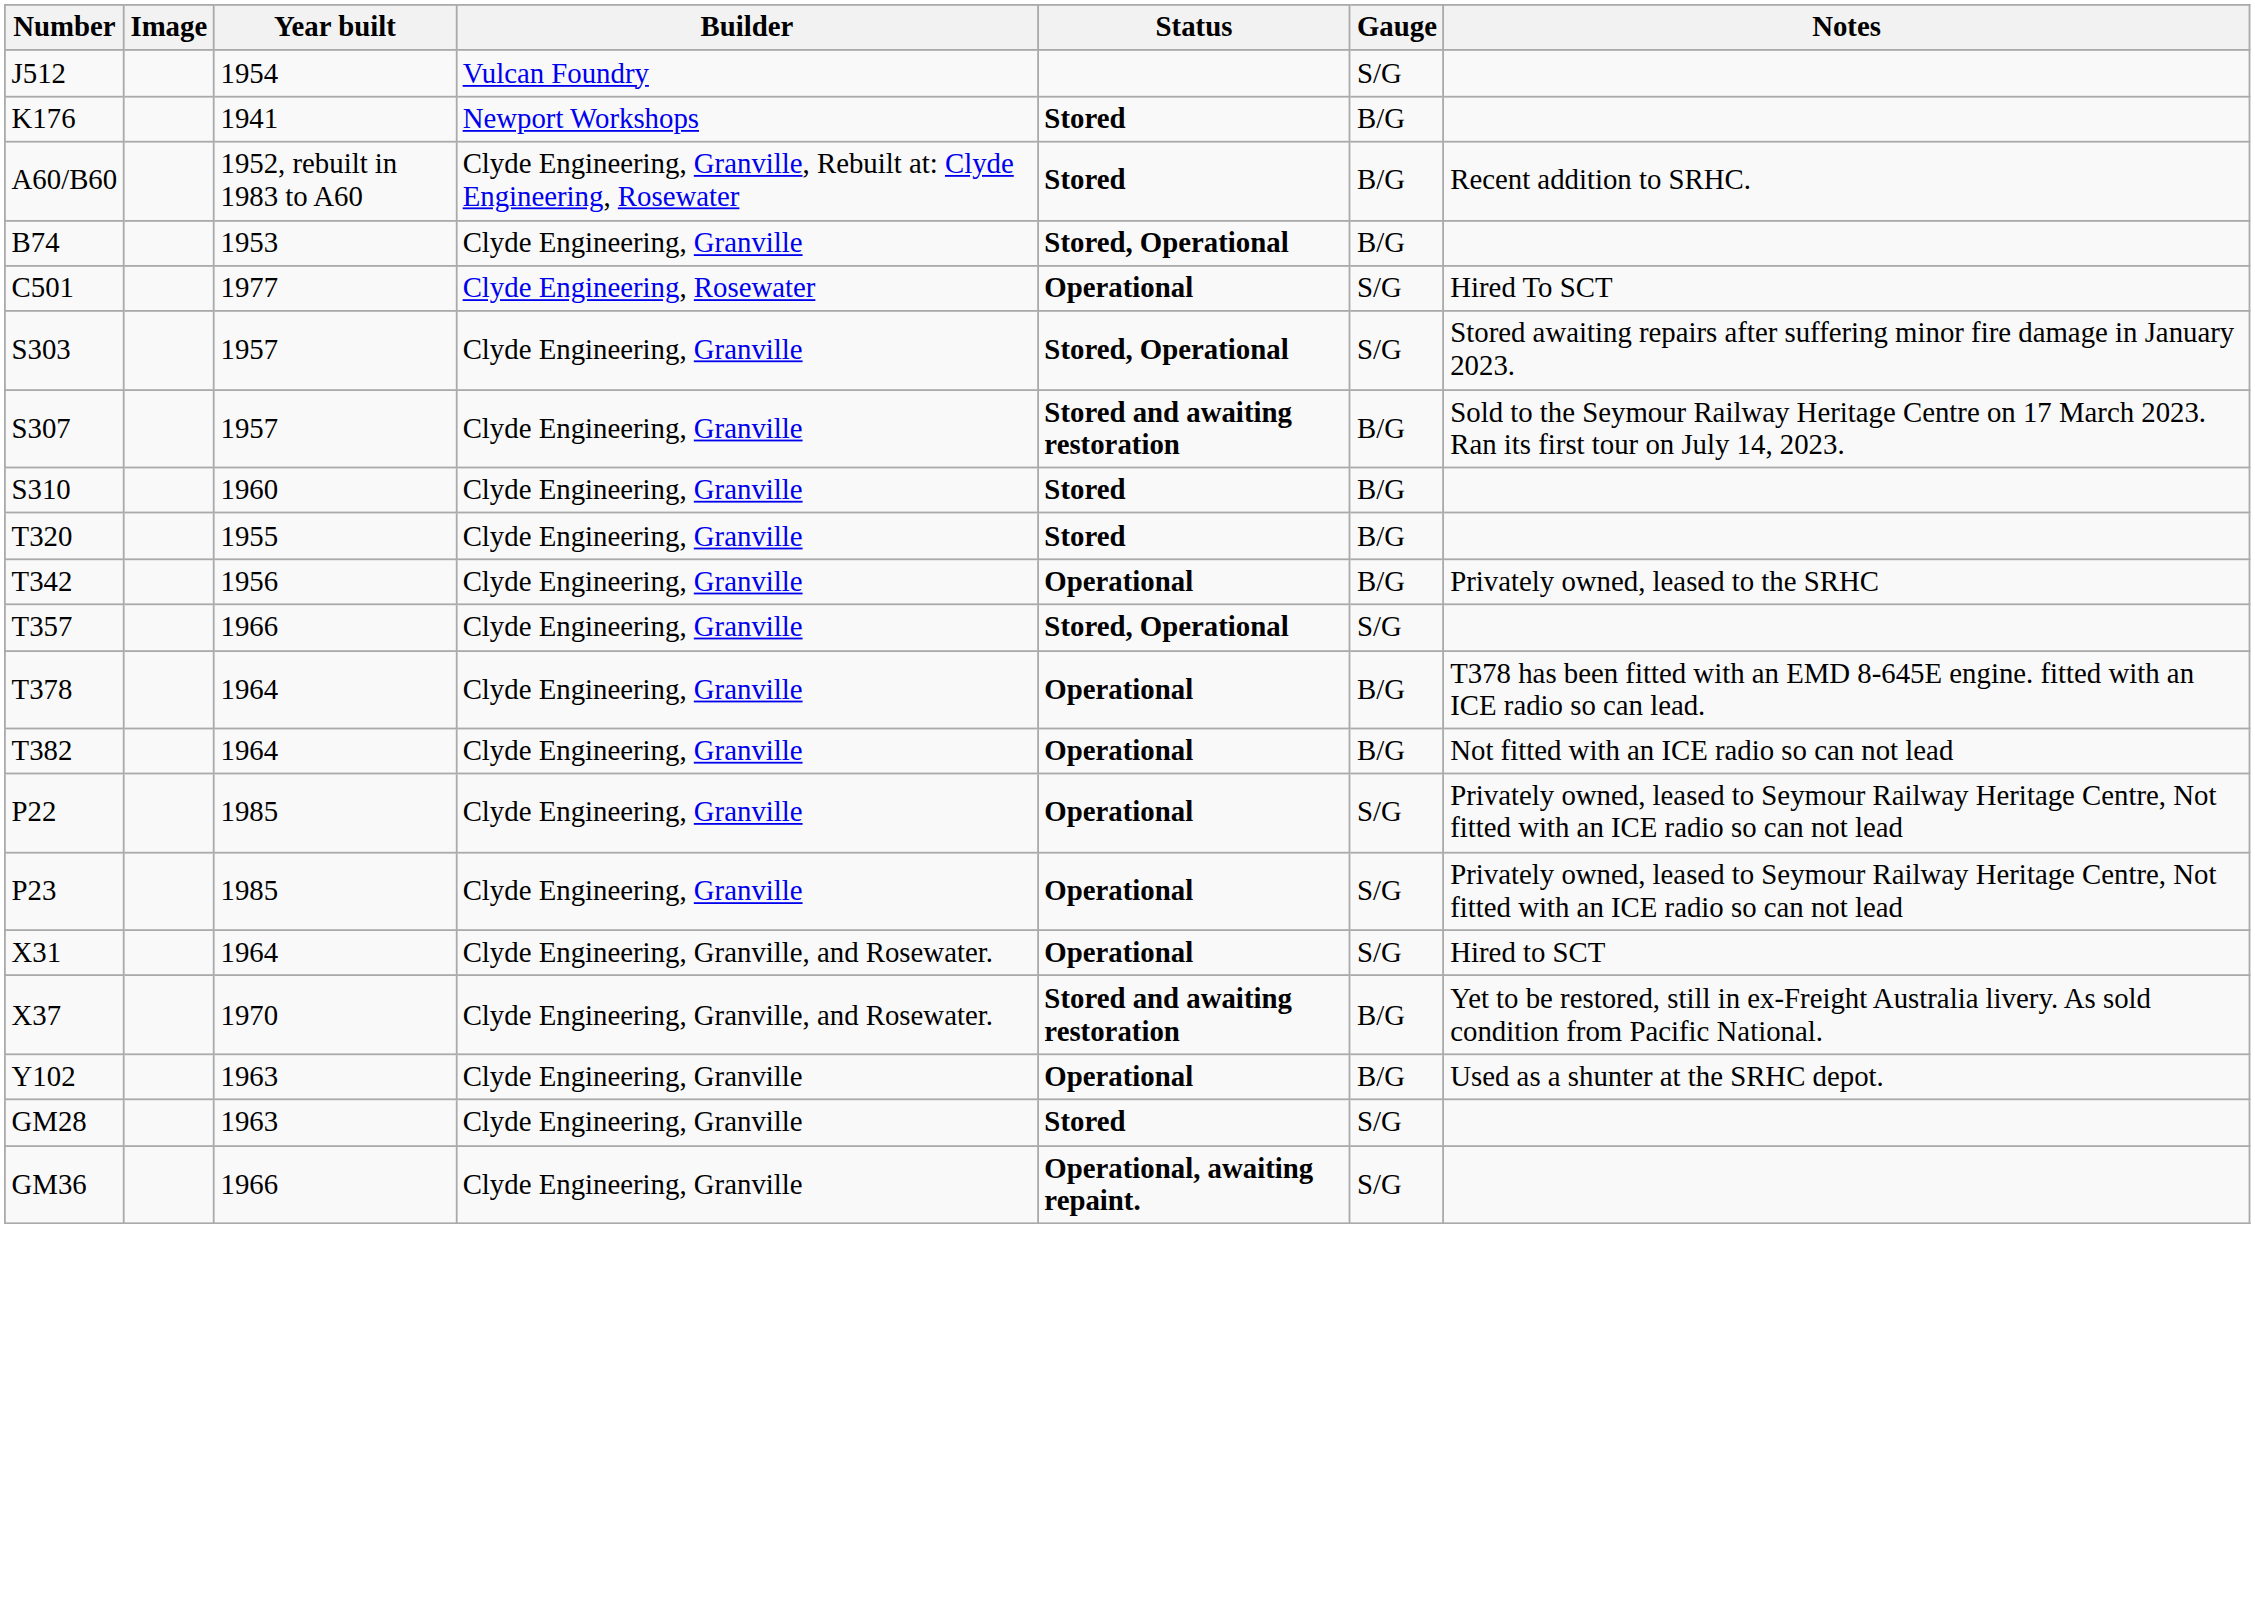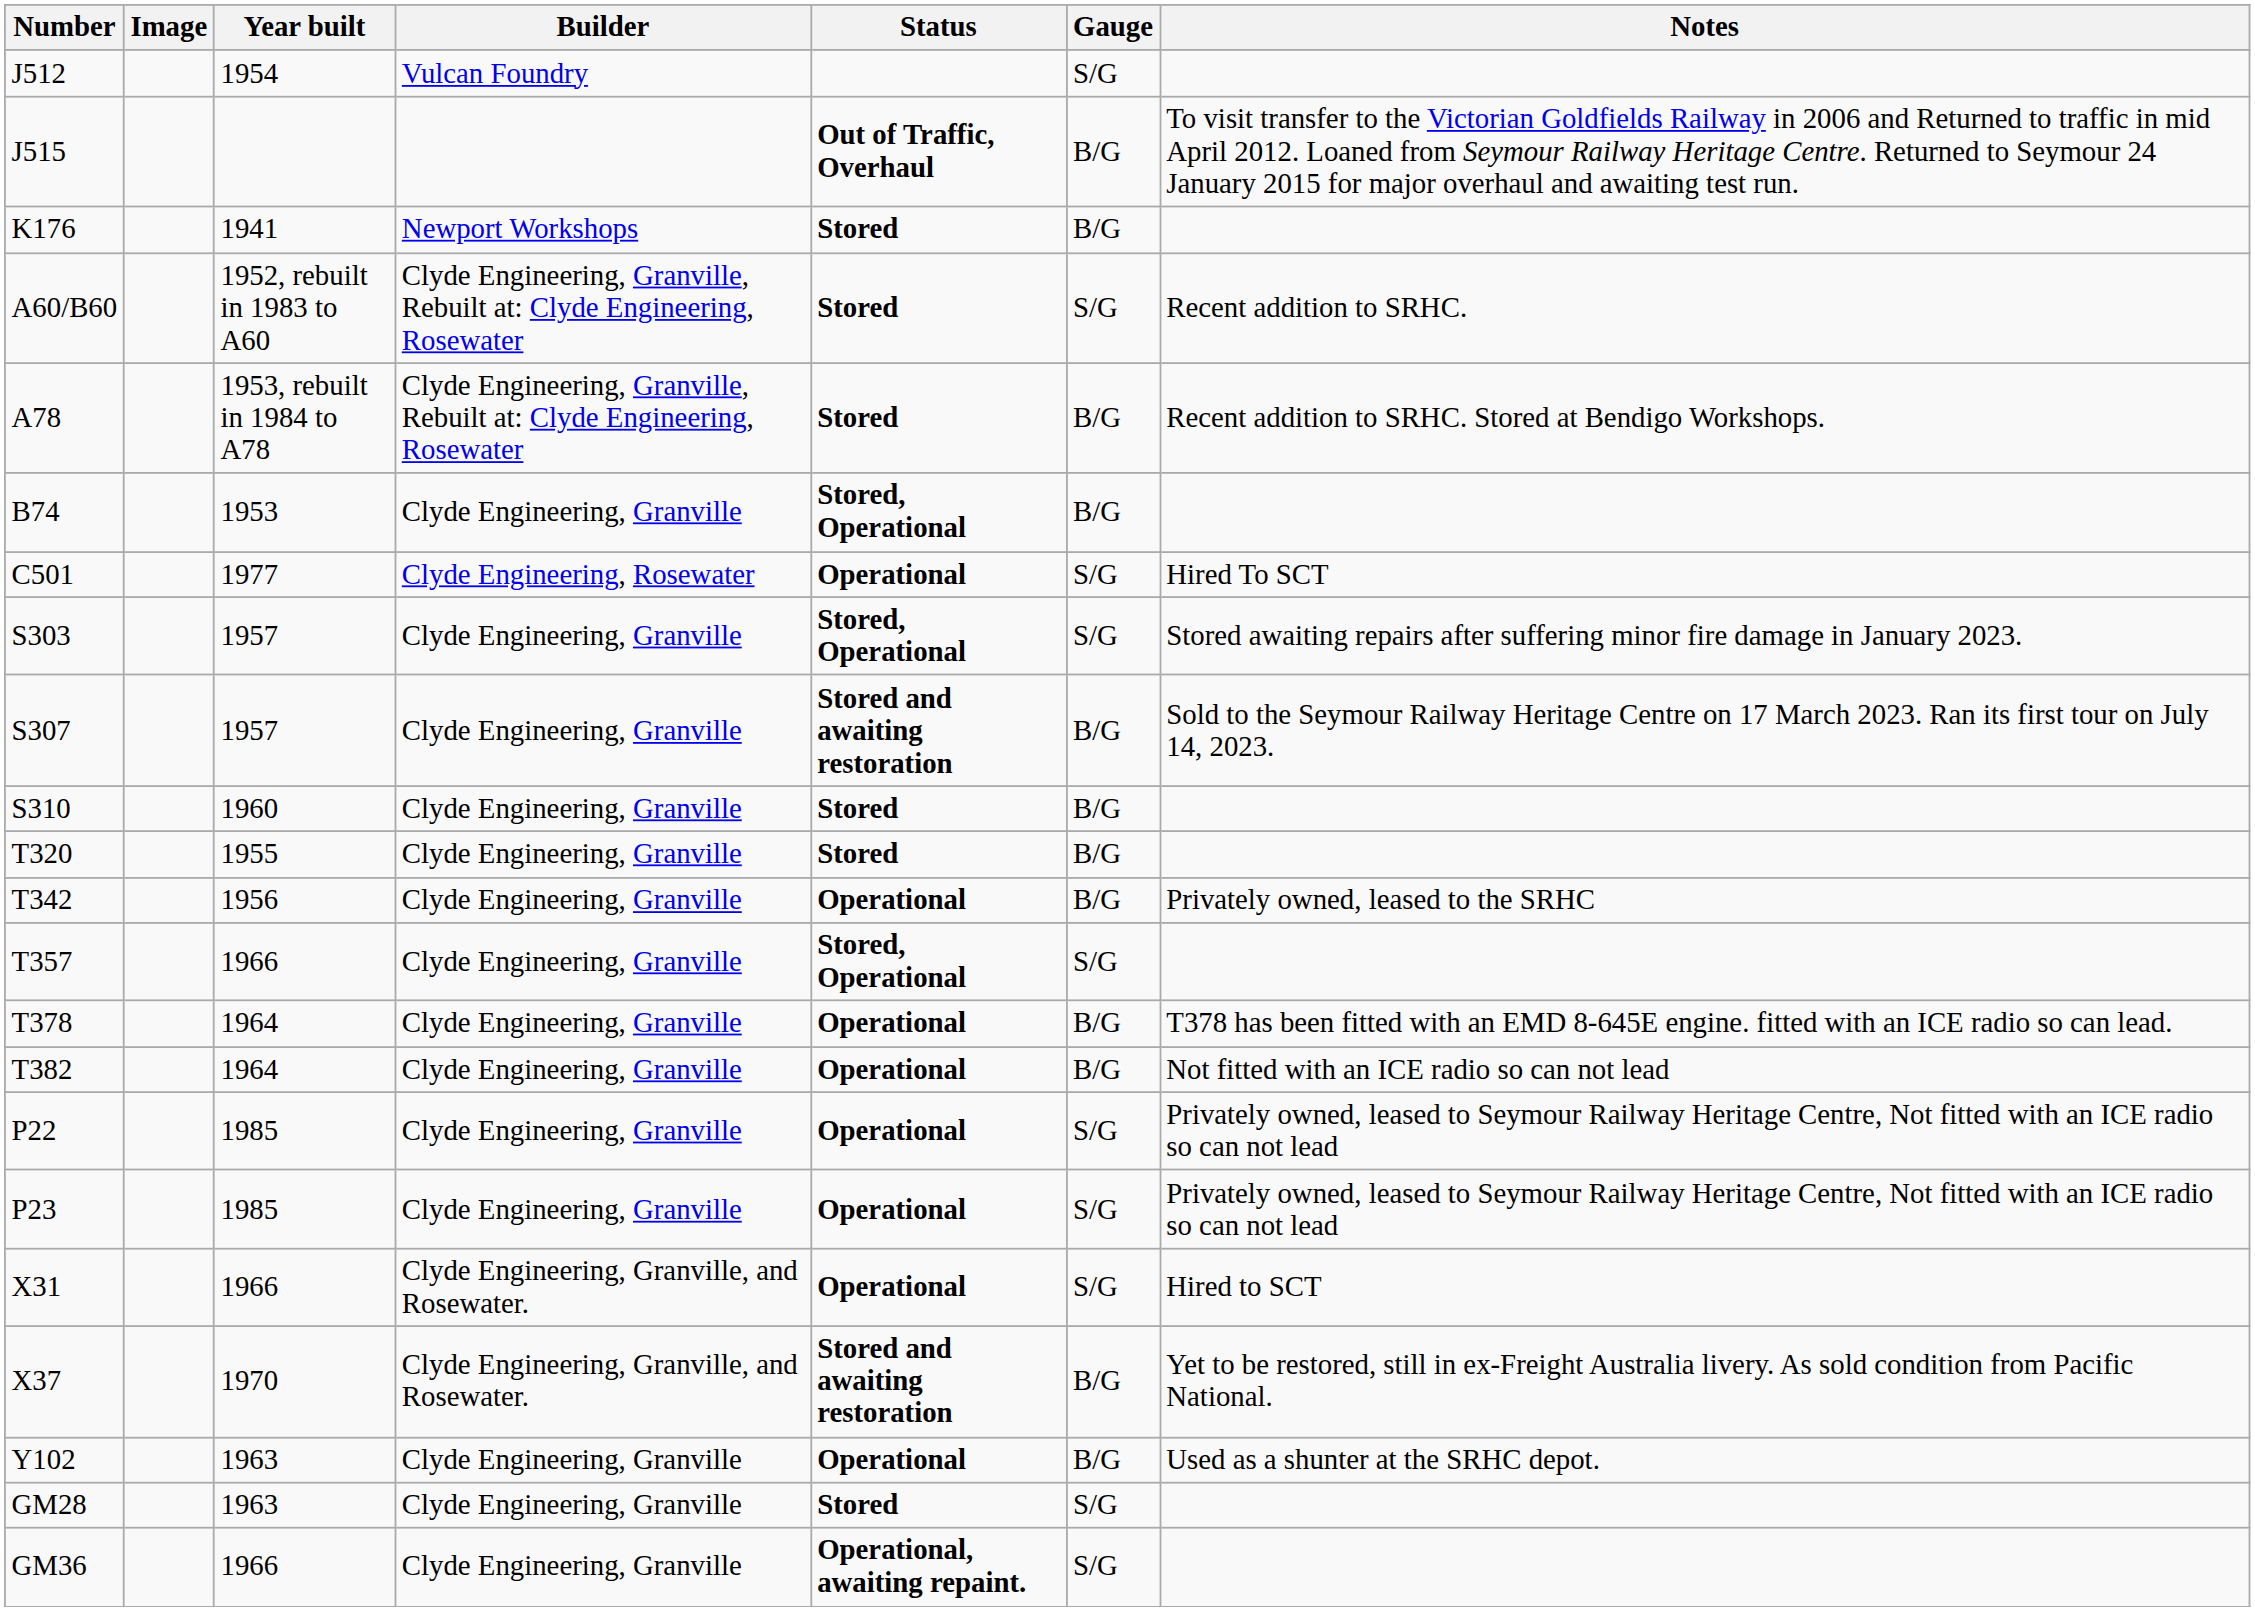+ row: (39, 151)
(1381, 180) B/G -> (1095, 307) S/G
+ row: (36, 417)
(249, 952) 1964 -> (249, 1286) 1966
